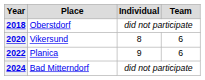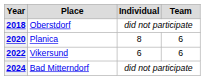(49, 39) Vikersund -> (44, 39) Planica
(44, 53) Planica -> (49, 53) Vikersund
(139, 53) 9 -> (139, 53) 6
